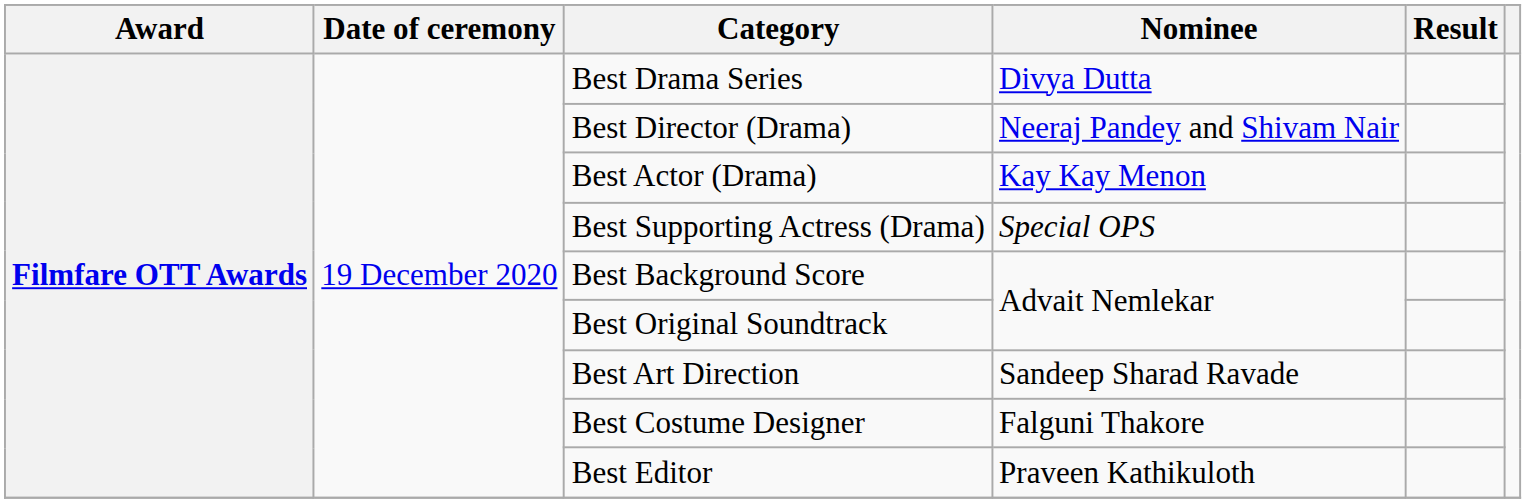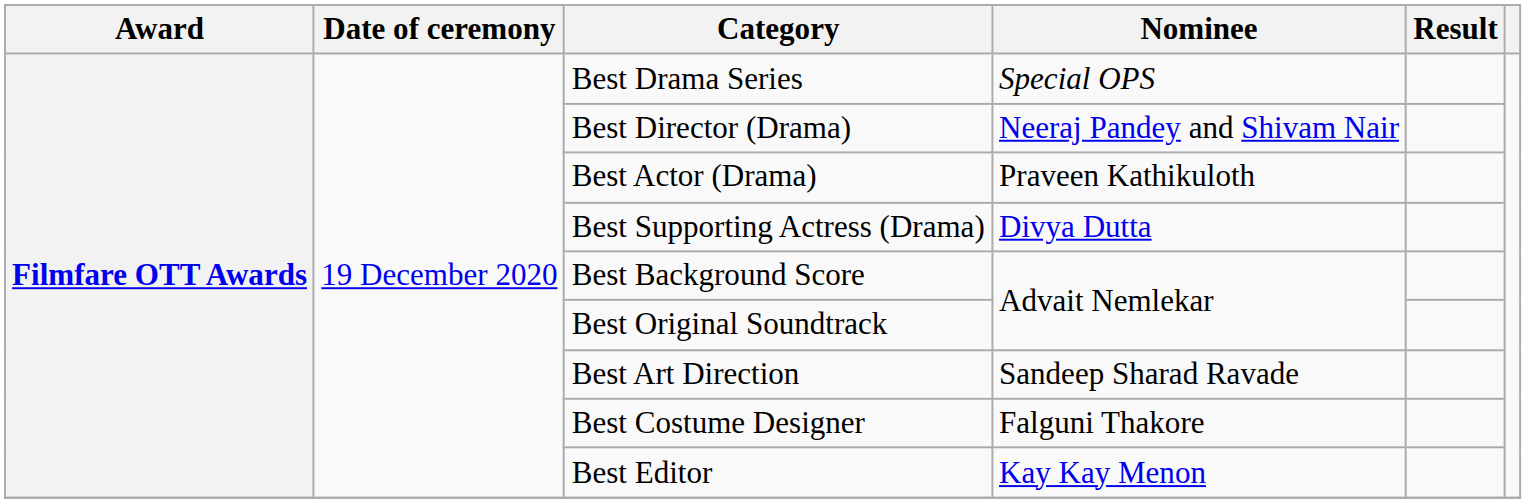(1075, 78) Divya Dutta -> (1077, 78) Special OPS
(1102, 176) Kay Kay Menon -> (1127, 176) Praveen Kathikuloth
(1077, 226) Special OPS -> (1075, 226) Divya Dutta
(1127, 472) Praveen Kathikuloth -> (1102, 472) Kay Kay Menon
